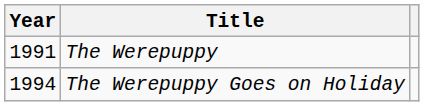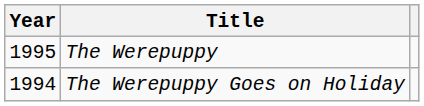(33, 52) 1991 -> (33, 52) 1995
